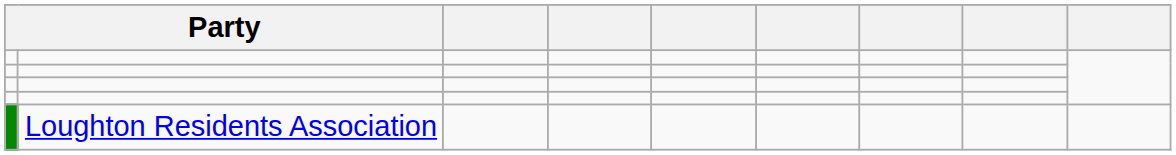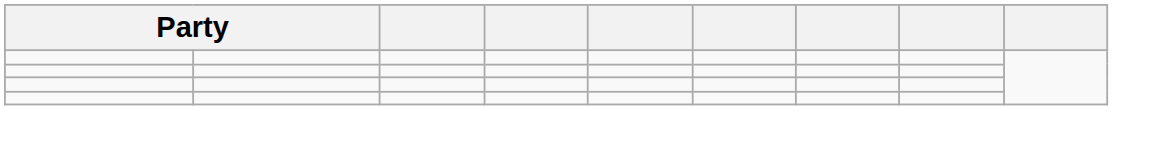- row: (12, 127)
